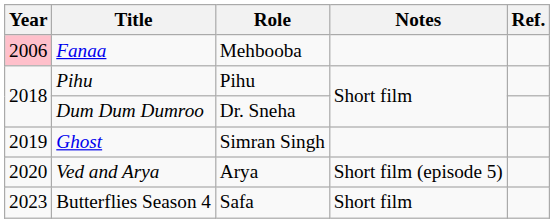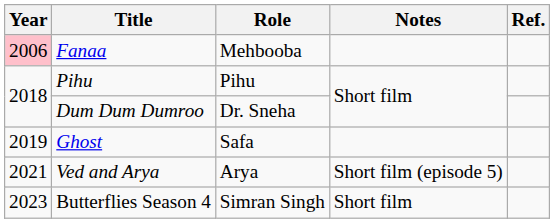(272, 141) Simran Singh -> (237, 141) Safa
(28, 171) 2020 -> (28, 171) 2021
(237, 202) Safa -> (272, 202) Simran Singh
